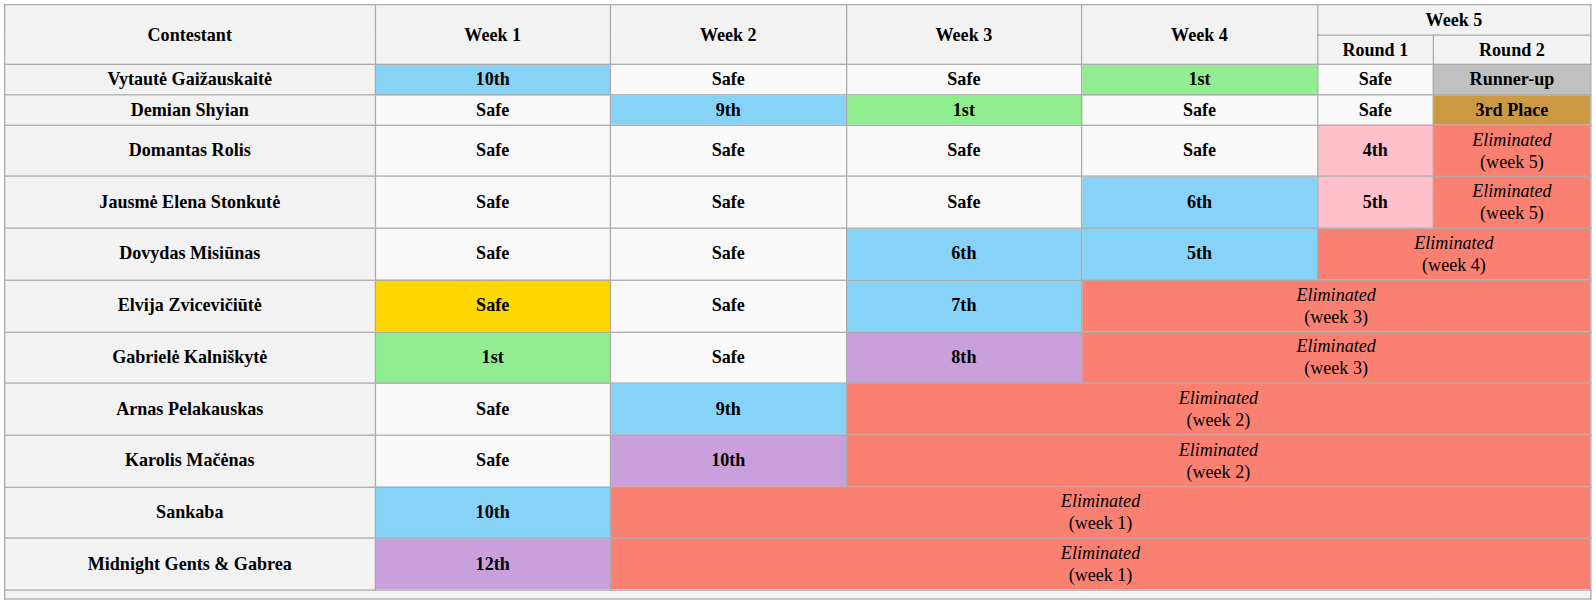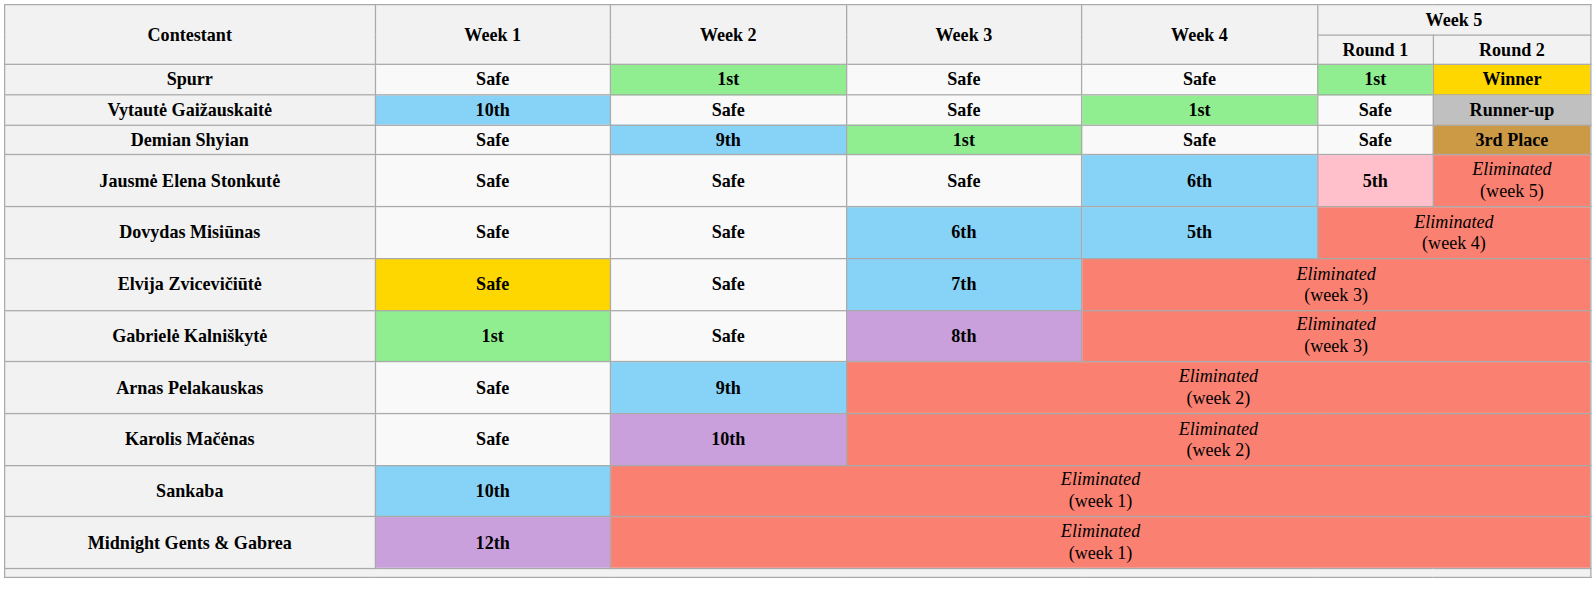+ row: (190, 79)
- row: (190, 150)
